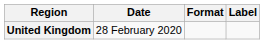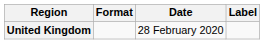columns swapped: (139, 13) <-> (205, 13)
